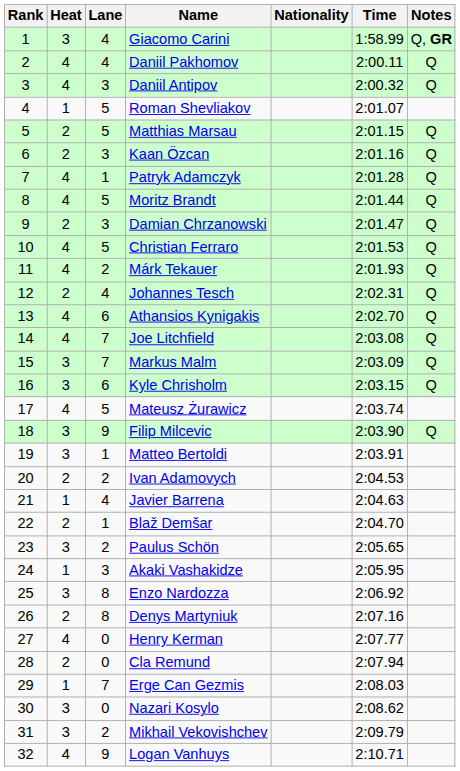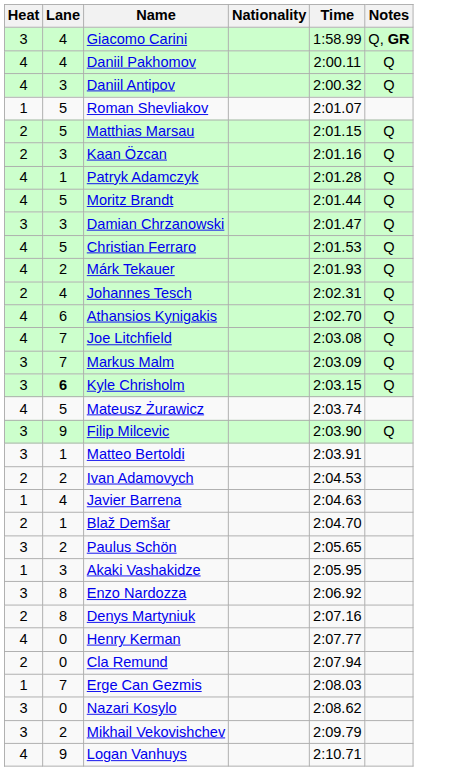- column: (26, 16)
(66, 223) 2 -> (24, 223) 3
(105, 385) normal -> (63, 385) bold
